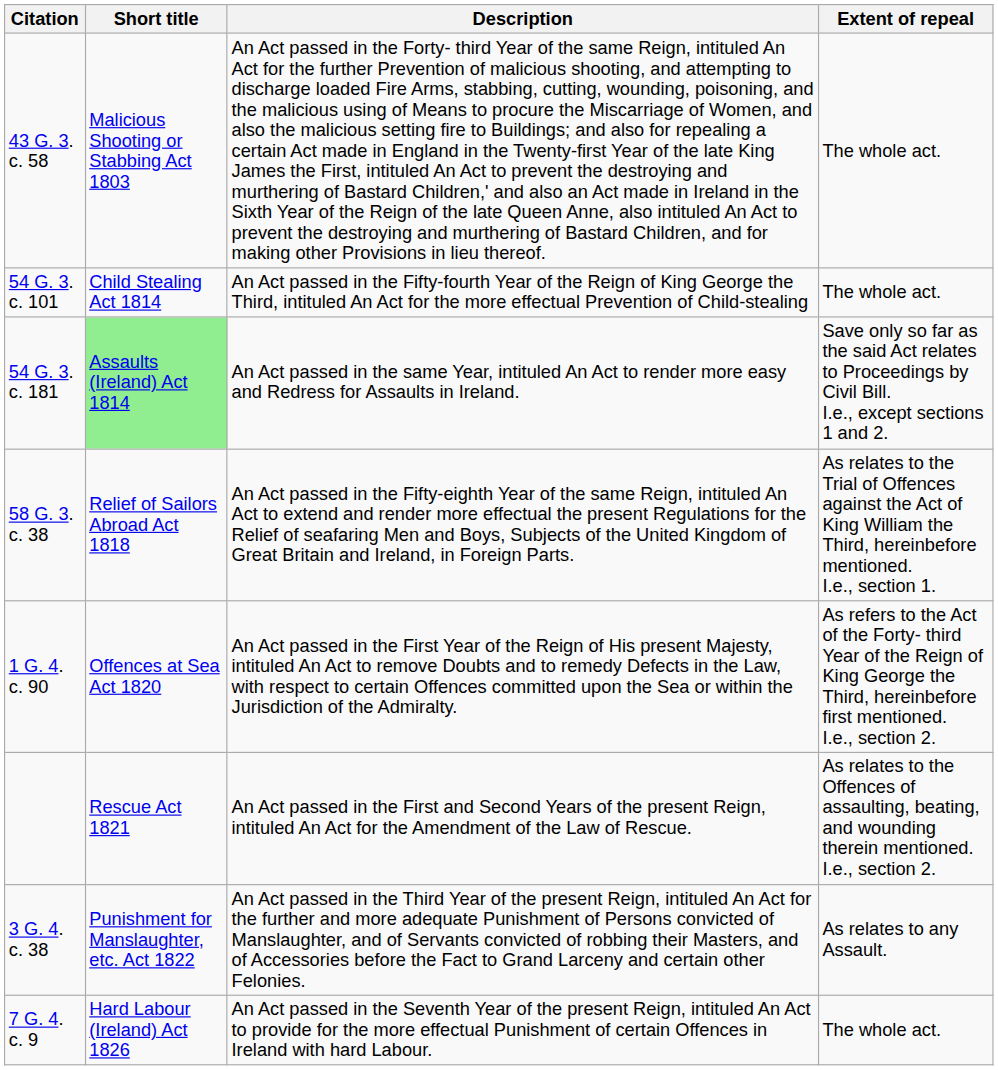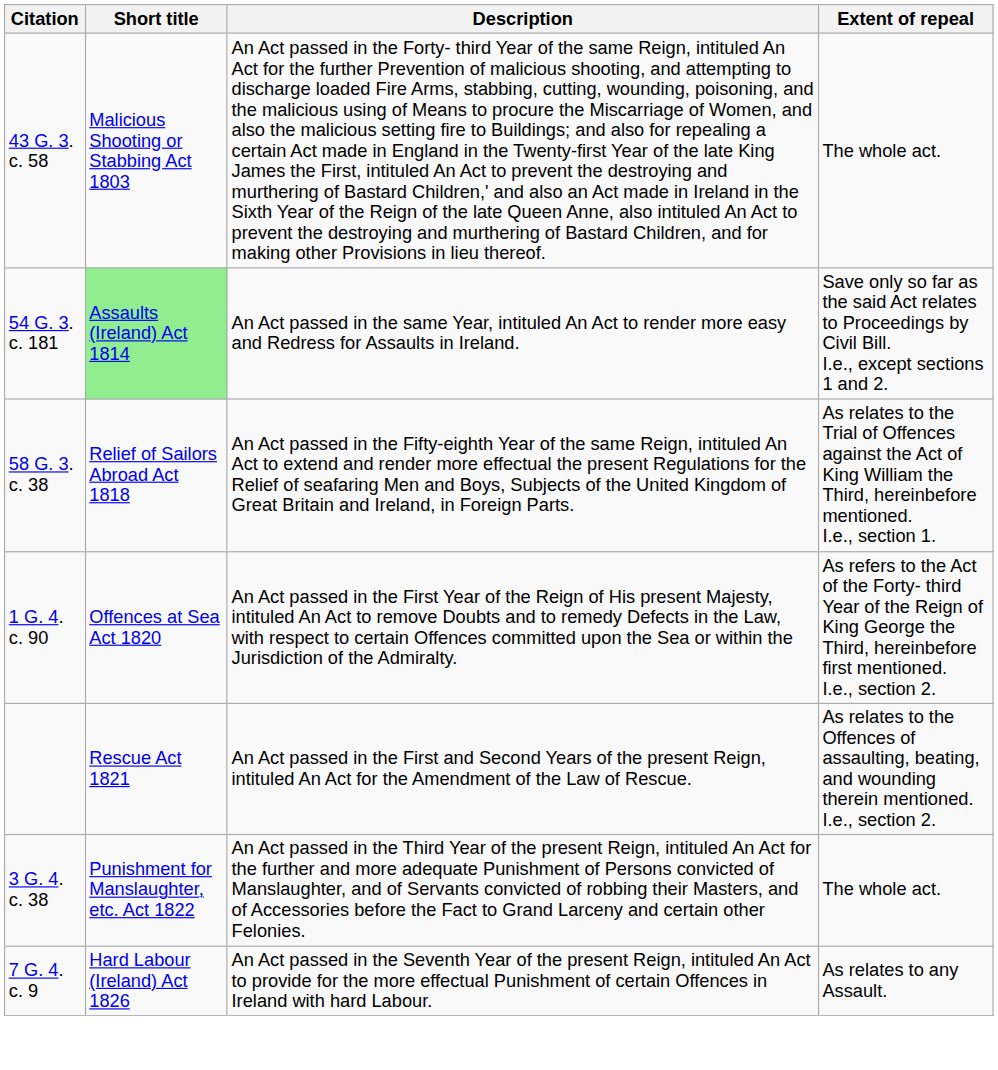- row: (41, 292)
(890, 939) As relates to any Assault. -> (882, 890) The whole act.
(882, 1030) The whole act. -> (890, 980) As relates to any Assault.
